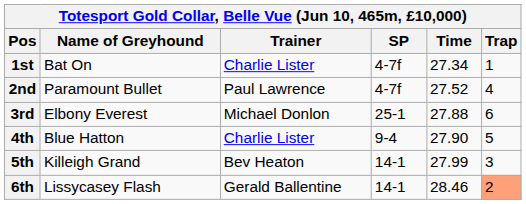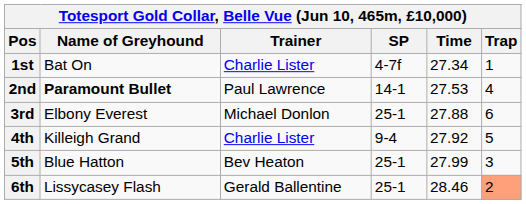(103, 89) normal -> (107, 89) bold
(388, 89) 4-7f -> (390, 89) 14-1
(449, 89) 27.52 -> (449, 89) 27.53
(84, 138) Blue Hatton -> (92, 138) Killeigh Grand
(449, 138) 27.90 -> (449, 138) 27.92
(92, 162) Killeigh Grand -> (84, 162) Blue Hatton
(390, 162) 14-1 -> (390, 162) 25-1
(390, 187) 14-1 -> (390, 187) 25-1
